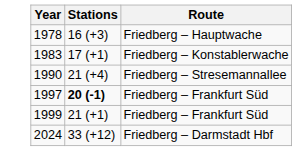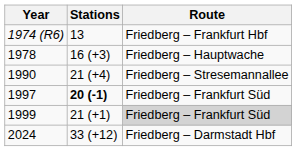+ row: (36, 35)
- row: (48, 55)
(196, 115) no background -> (198, 115) lightgrey background
